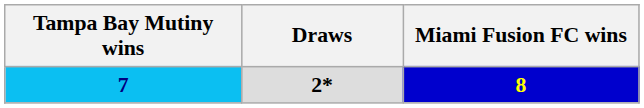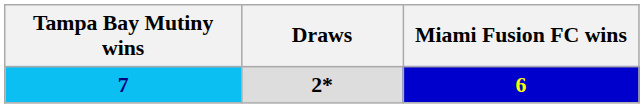(521, 84) 8 -> (521, 84) 6
